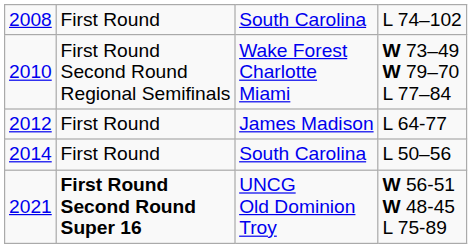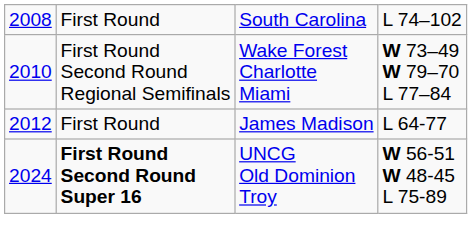- row: (303, 154)
(30, 206) 2021 -> (30, 175) 2024
